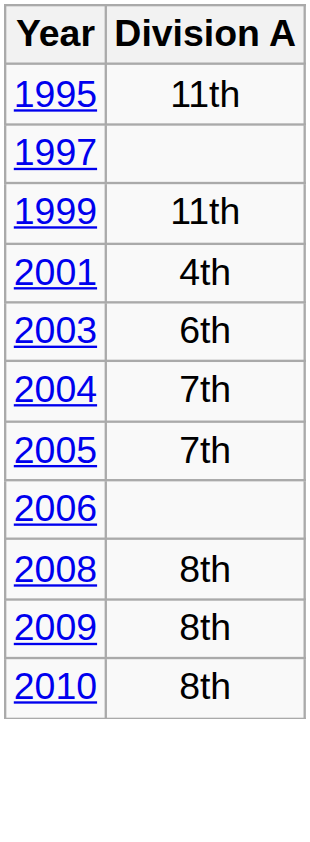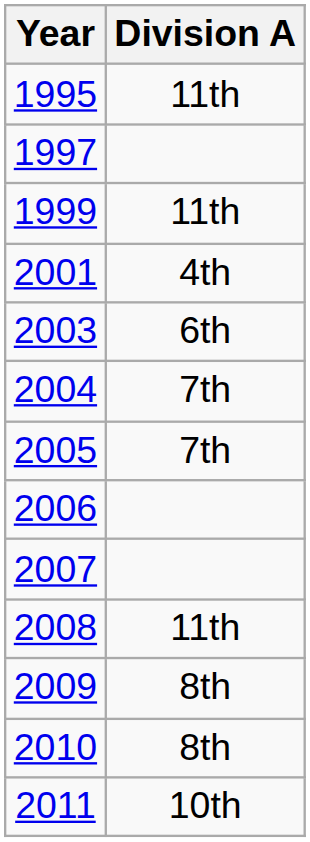+ row: (55, 568)
(205, 568) 8th -> (205, 627) 11th
+ row: (55, 806)
